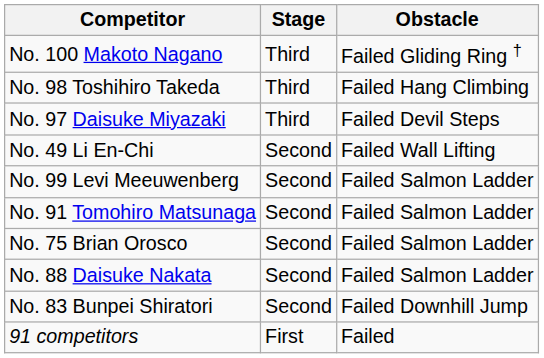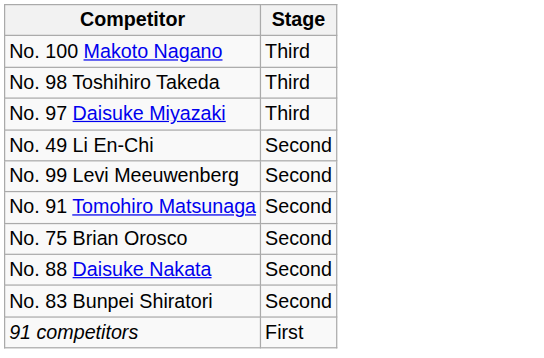- column: (437, 20)
